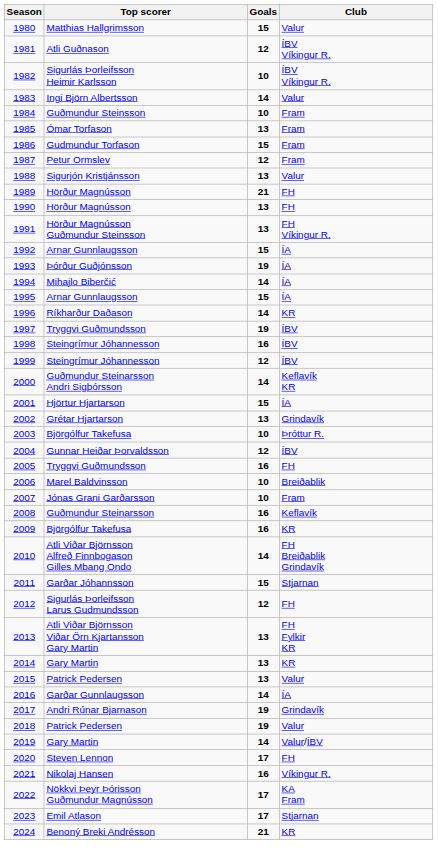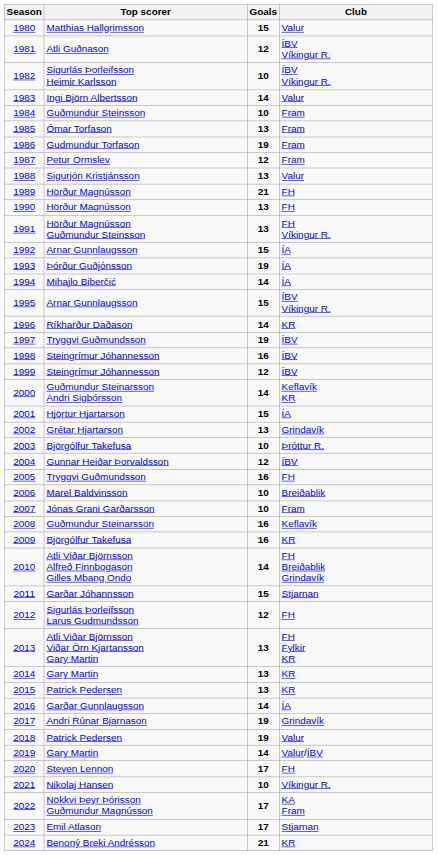(263, 144) 15 -> (263, 144) 19
(286, 297) ÍA -> (306, 303) ÍBV Víkingur R.
(293, 679) Valur -> (288, 690) KR
(263, 773) 16 -> (263, 784) 10
